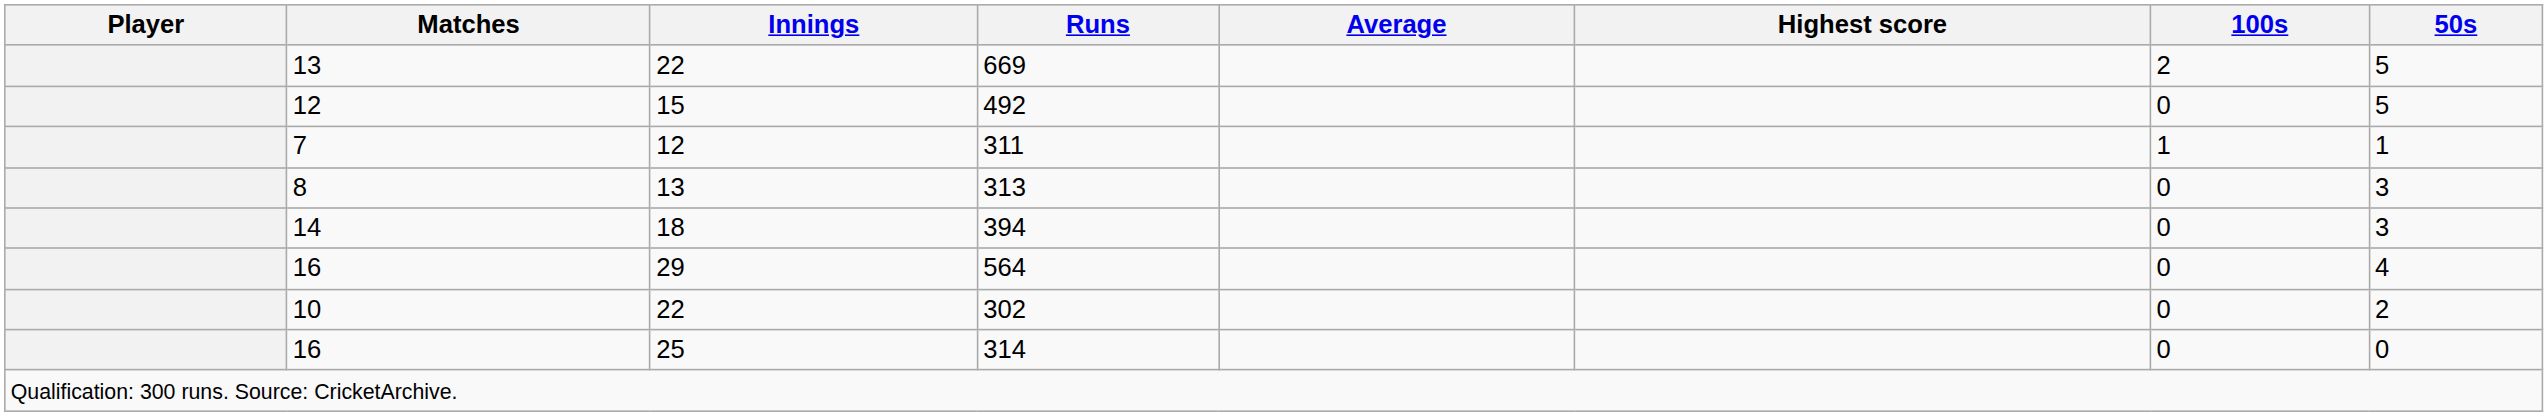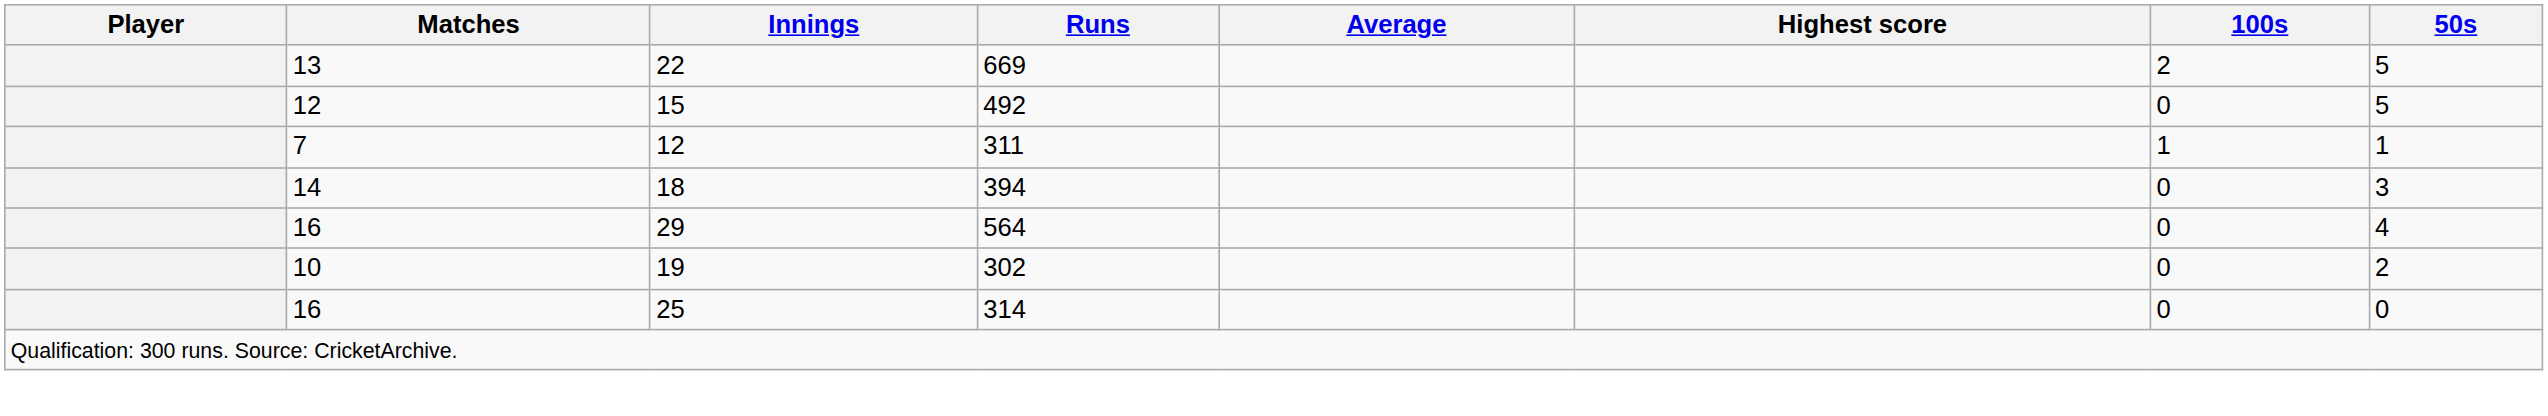- row: (1005, 187)
(670, 308) 22 -> (670, 268) 19
